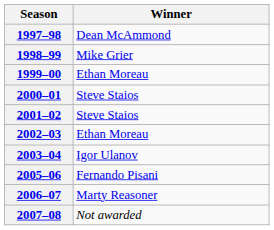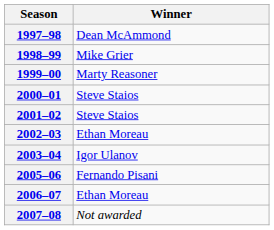(112, 74) Ethan Moreau -> (117, 74) Marty Reasoner
(117, 194) Marty Reasoner -> (112, 194) Ethan Moreau
